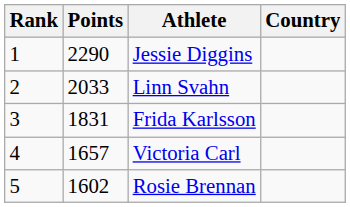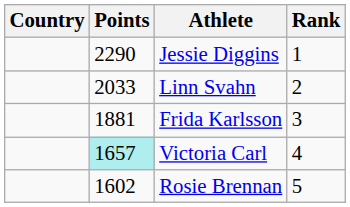columns swapped: (34, 20) <-> (303, 20)
(88, 119) 1831 -> (115, 119) 1881
(88, 152) no background -> (115, 152) paleturquoise background
